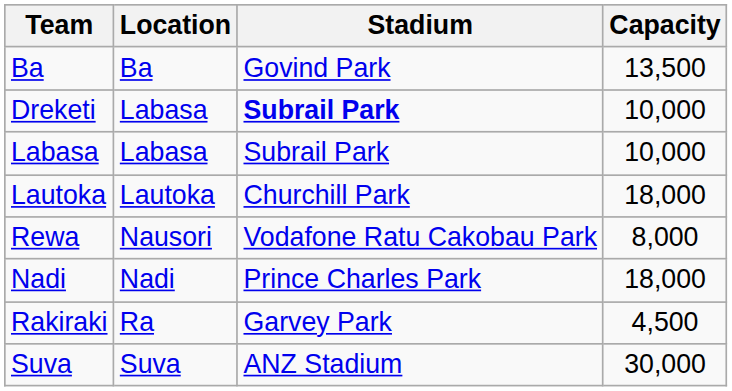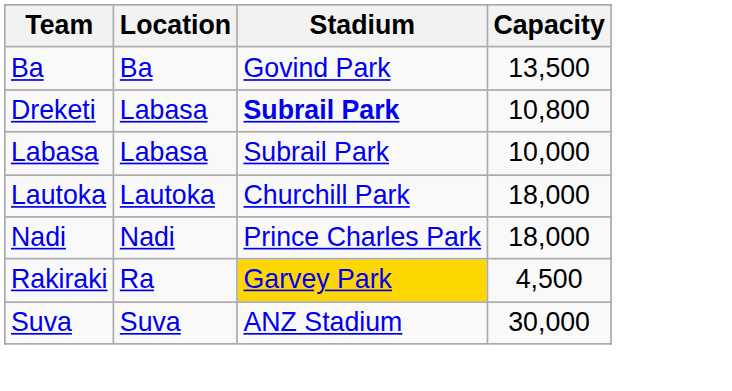(665, 110) 10,000 -> (549, 110) 10,800
- row: (45, 237)
(318, 322) no background -> (318, 279) gold background
